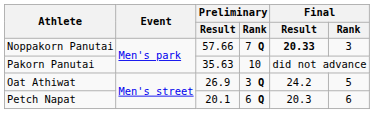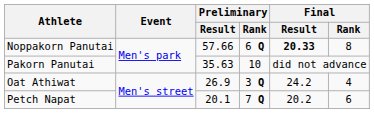(255, 47) 7 Q -> (255, 47) 6 Q
(349, 47) 3 -> (349, 47) 8
(349, 82) 5 -> (349, 82) 4
(255, 99) 6 Q -> (255, 99) 7 Q
(299, 99) 20.3 -> (299, 99) 20.2
